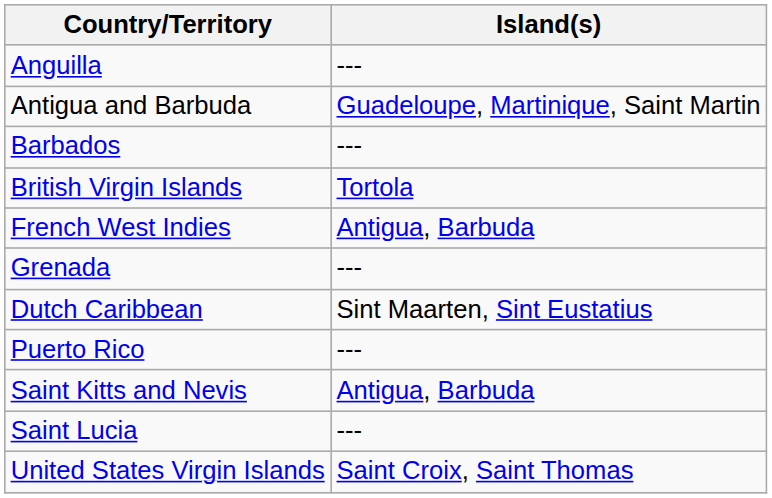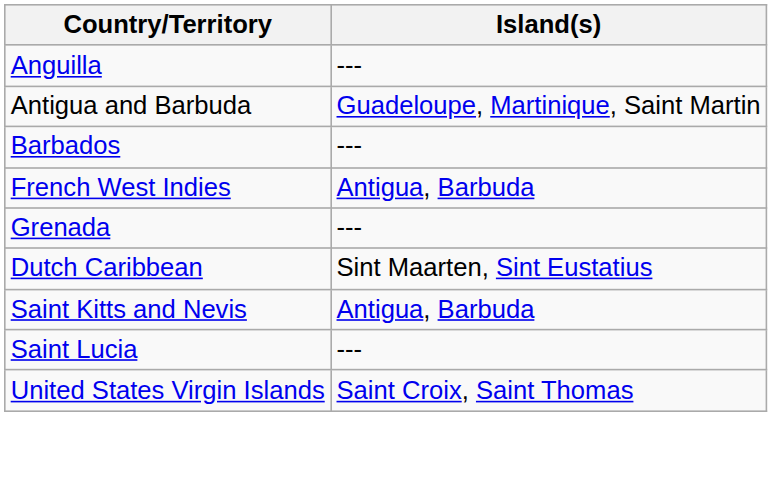- row: (126, 187)
- row: (78, 349)
